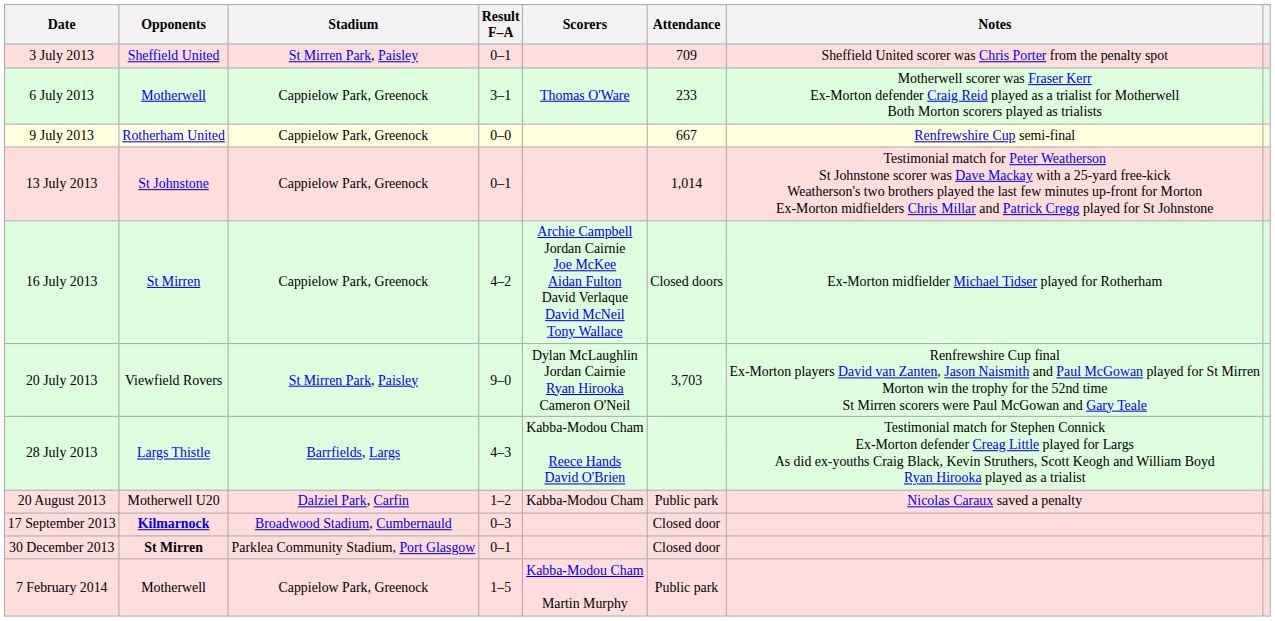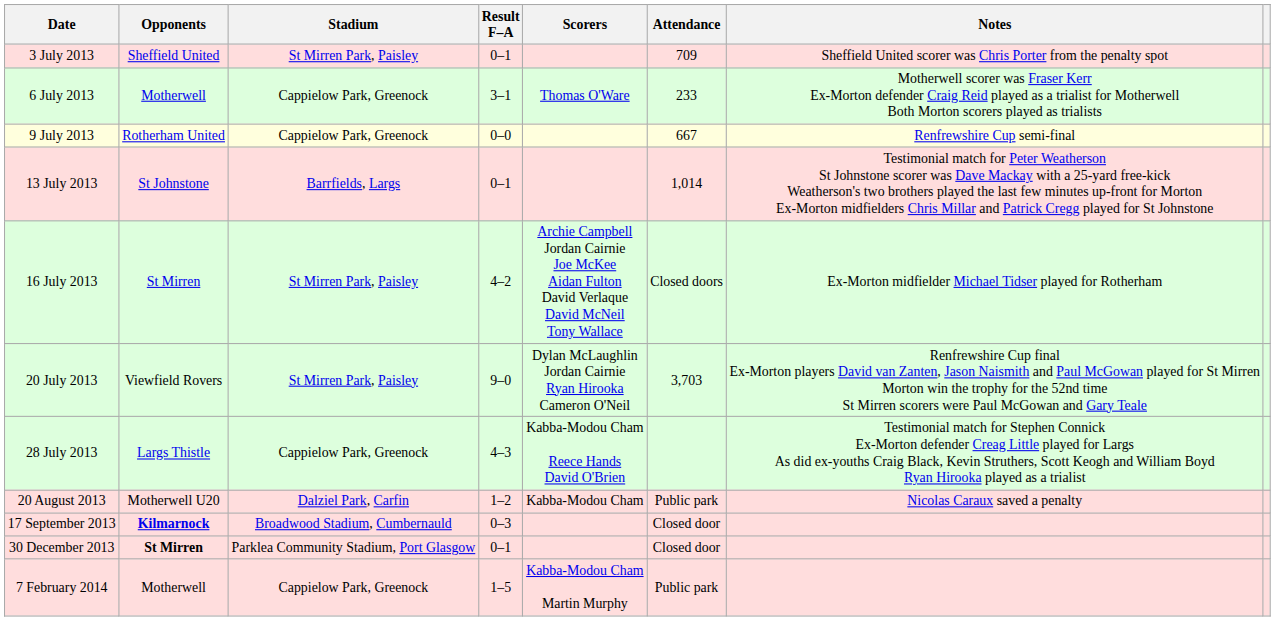(353, 184) Cappielow Park, Greenock -> (353, 184) Barrfields, Largs
(353, 282) Cappielow Park, Greenock -> (353, 282) St Mirren Park, Paisley
(353, 453) Barrfields, Largs -> (353, 453) Cappielow Park, Greenock
